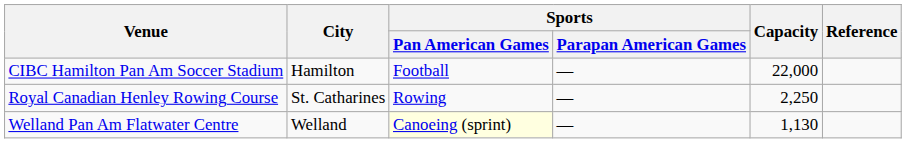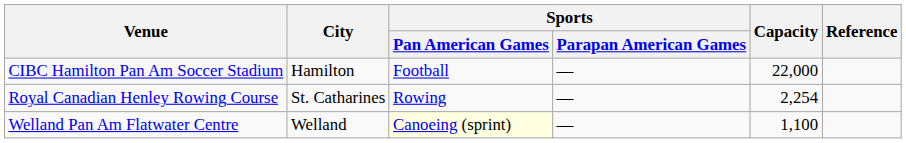(799, 97) 2,250 -> (799, 97) 2,254
(799, 124) 1,130 -> (799, 124) 1,100
